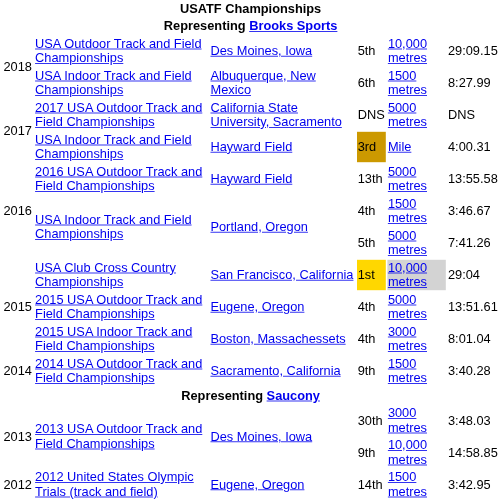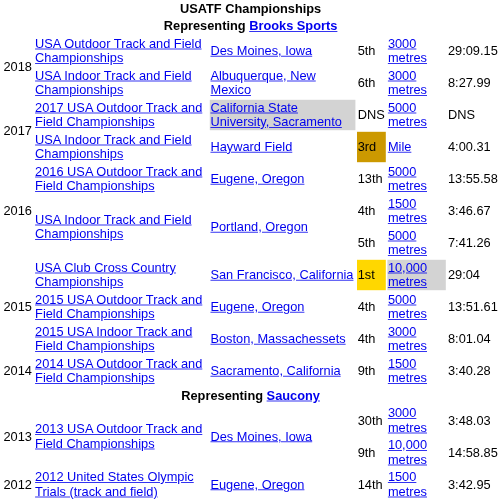(407, 51) 10,000 metres -> (407, 51) 3000 metres
(407, 83) 1500 metres -> (407, 83) 3000 metres
(276, 115) no background -> (276, 115) lightgrey background
(251, 179) Hayward Field -> (257, 179) Eugene, Oregon
